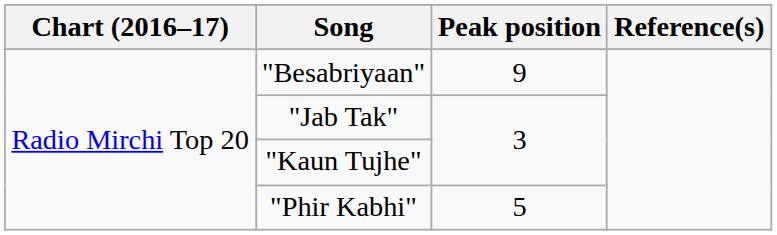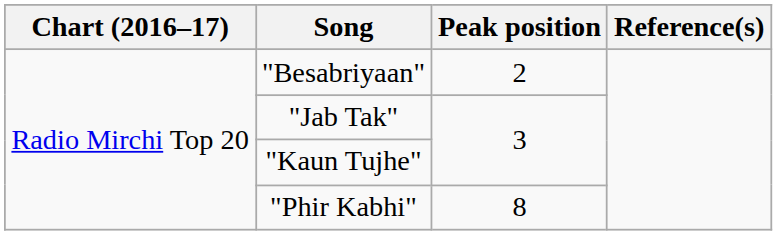(519, 71) 9 -> (519, 71) 2
(519, 206) 5 -> (519, 206) 8
